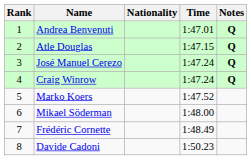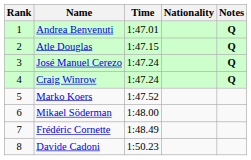columns swapped: (152, 12) <-> (198, 12)
